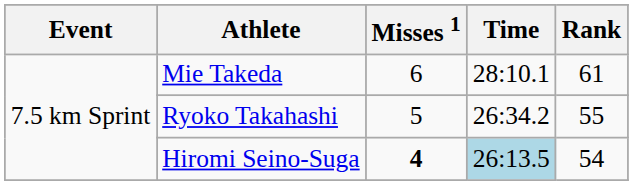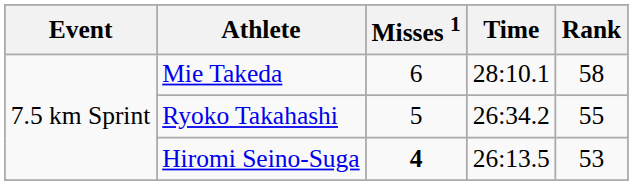(592, 74) 61 -> (592, 74) 58
(511, 158) lightblue background -> (511, 158) no background
(592, 158) 54 -> (592, 158) 53
